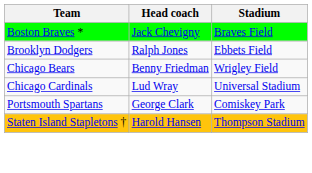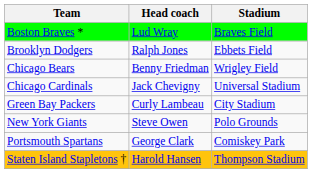(166, 31) Jack Chevigny -> (155, 31) Lud Wray
(155, 86) Lud Wray -> (166, 86) Jack Chevigny
+ row: (51, 104)
+ row: (47, 123)
